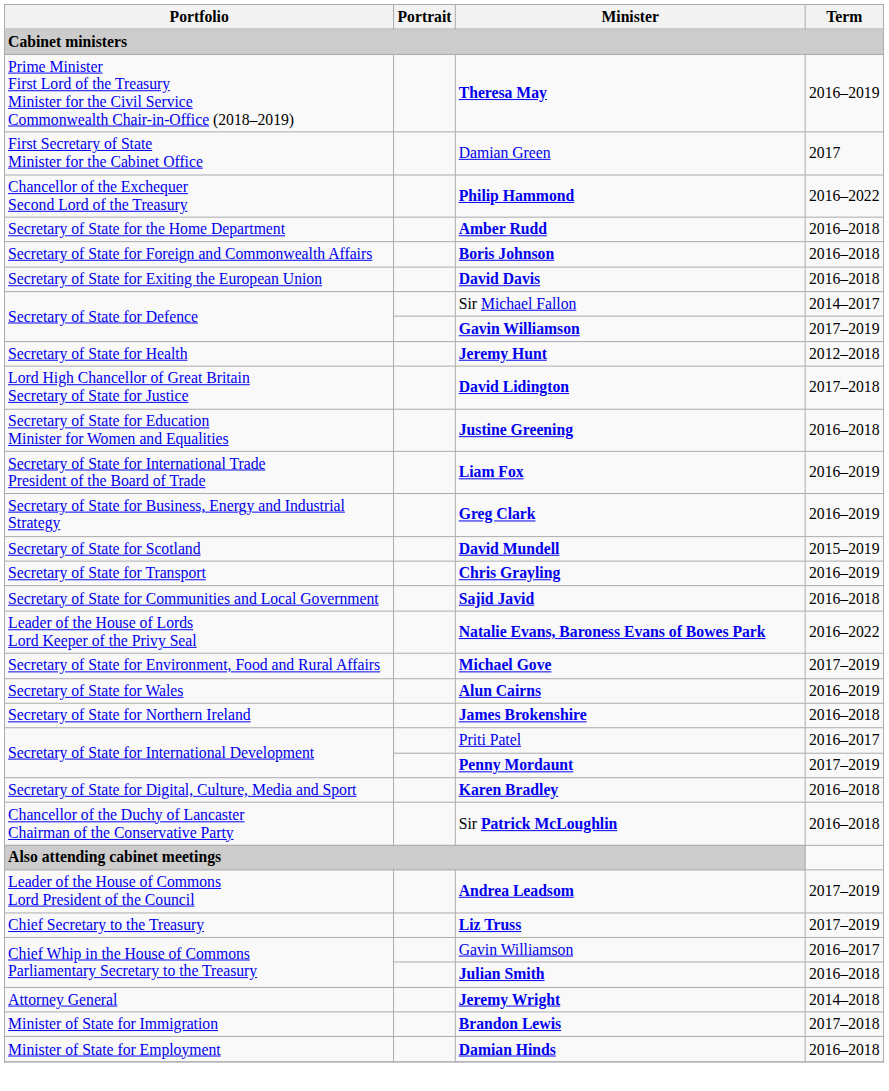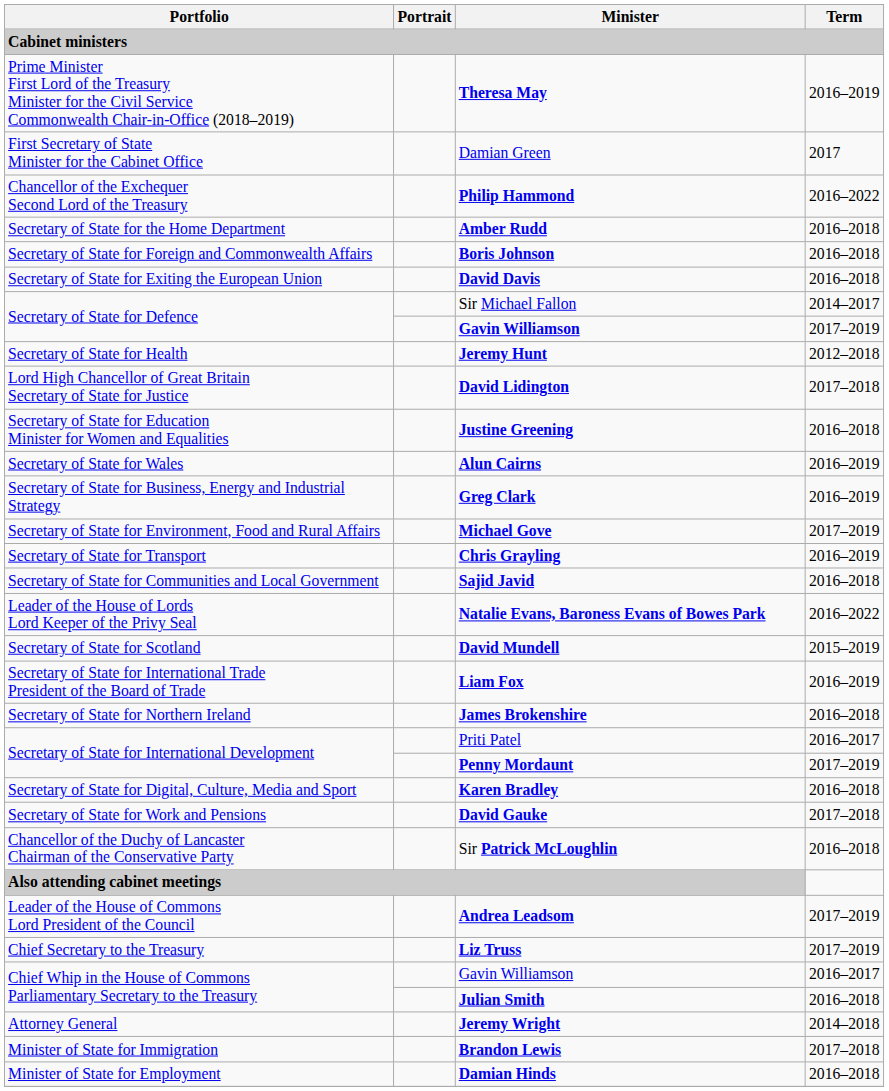rows swapped: (137, 472) <-> (96, 690)
rows swapped: (194, 665) <-> (104, 548)
+ row: (137, 815)
